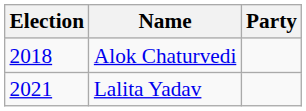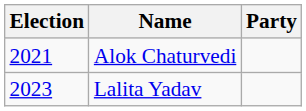(31, 55) 2018 -> (31, 55) 2021
(31, 88) 2021 -> (31, 88) 2023
